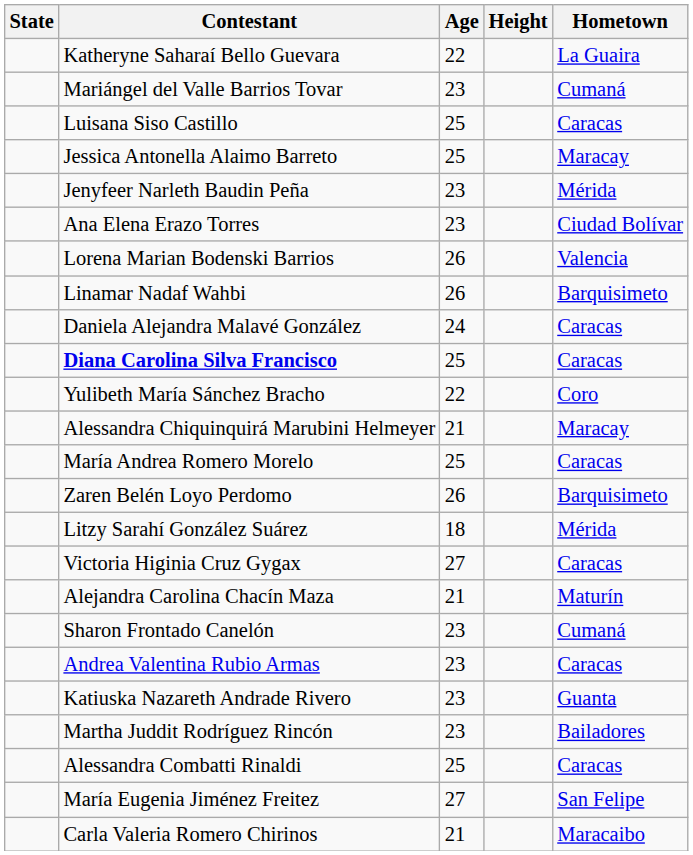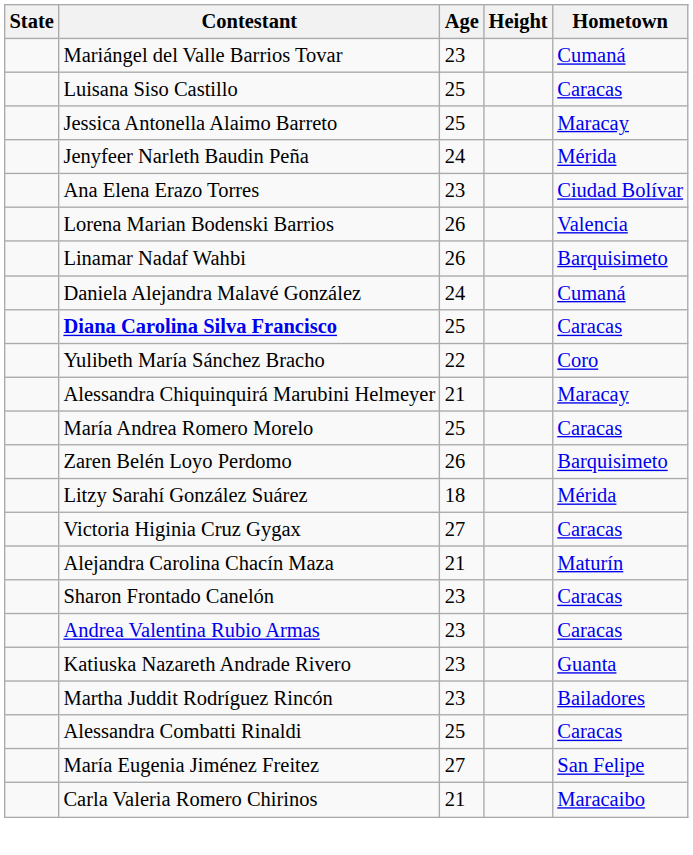- row: (201, 55)
(455, 190) 23 -> (455, 156) 24
(590, 326) Caracas -> (591, 292) Cumaná
(591, 630) Cumaná -> (590, 596) Caracas
